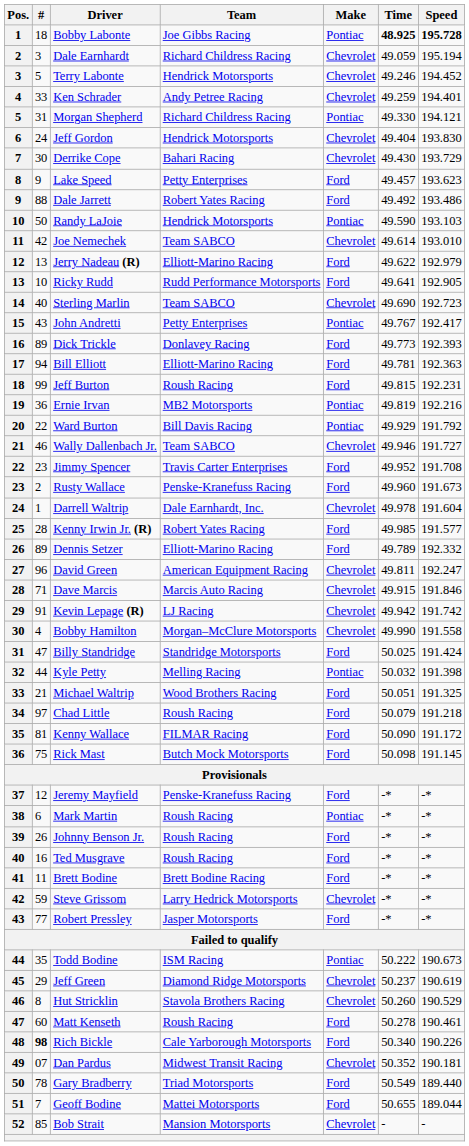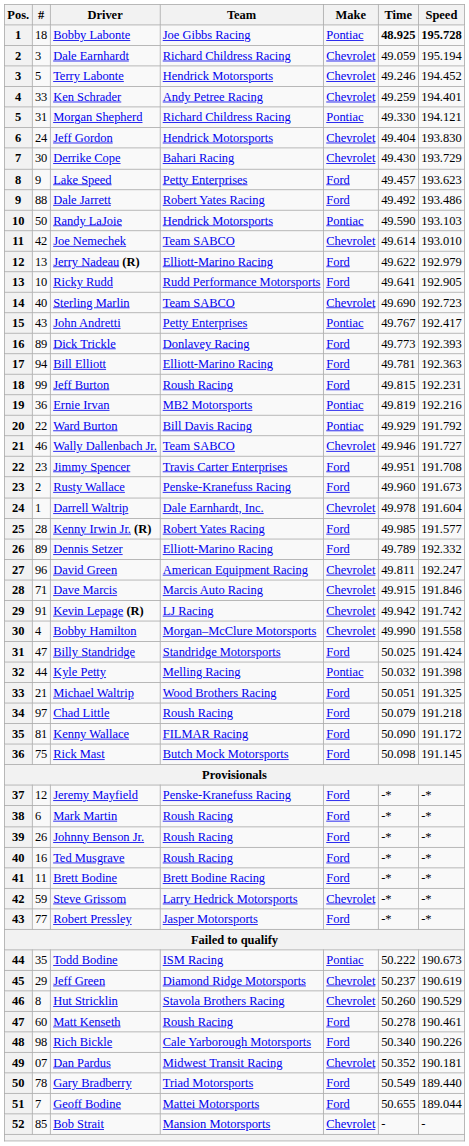(398, 467) 49.952 -> (398, 467) 49.951
(345, 816) Pontiac -> (338, 816) Ford
(41, 1042) bold -> (41, 1042) normal
